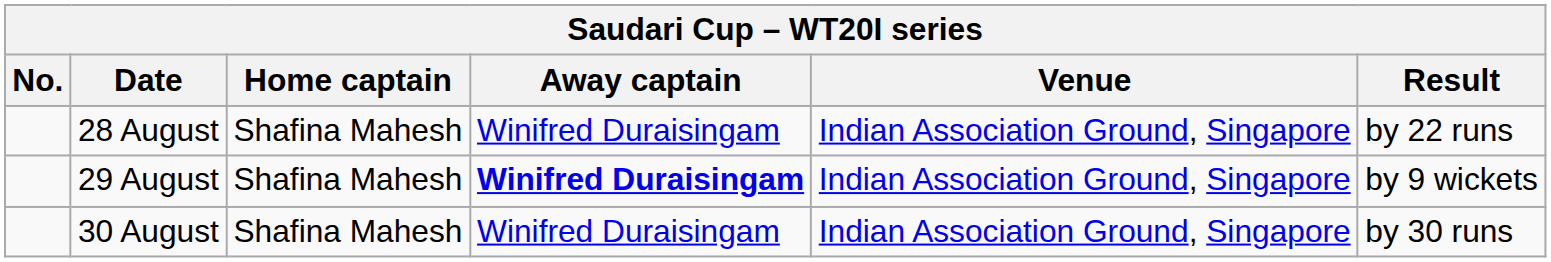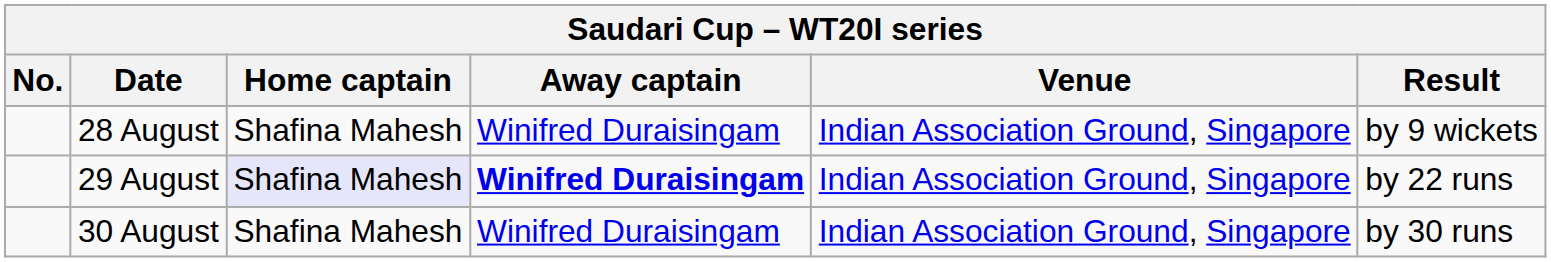(1439, 130) by 22 runs -> (1452, 130) by 9 wickets
(348, 180) no background -> (348, 180) lavender background
(1452, 180) by 9 wickets -> (1439, 180) by 22 runs
